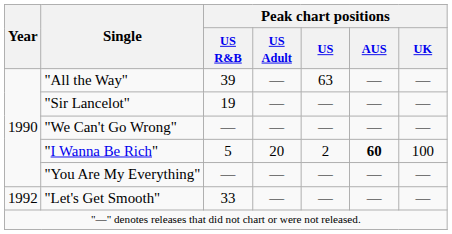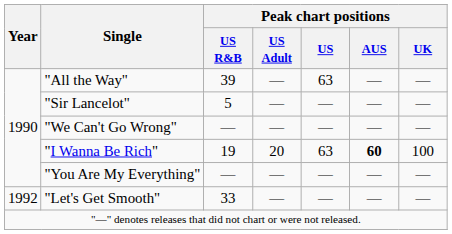(228, 103) 19 -> (228, 103) 5
(228, 151) 5 -> (228, 151) 19
(325, 151) 2 -> (325, 151) 63
